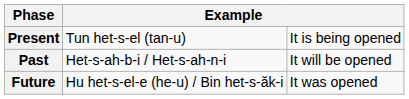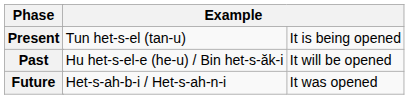(146, 60) Het-s-ah-b-i / Het-s-ah-n-i -> (175, 60) Hu het-s-el-e (he-u) / Bin het-s-ăk-i
(175, 82) Hu het-s-el-e (he-u) / Bin het-s-ăk-i -> (146, 82) Het-s-ah-b-i / Het-s-ah-n-i
